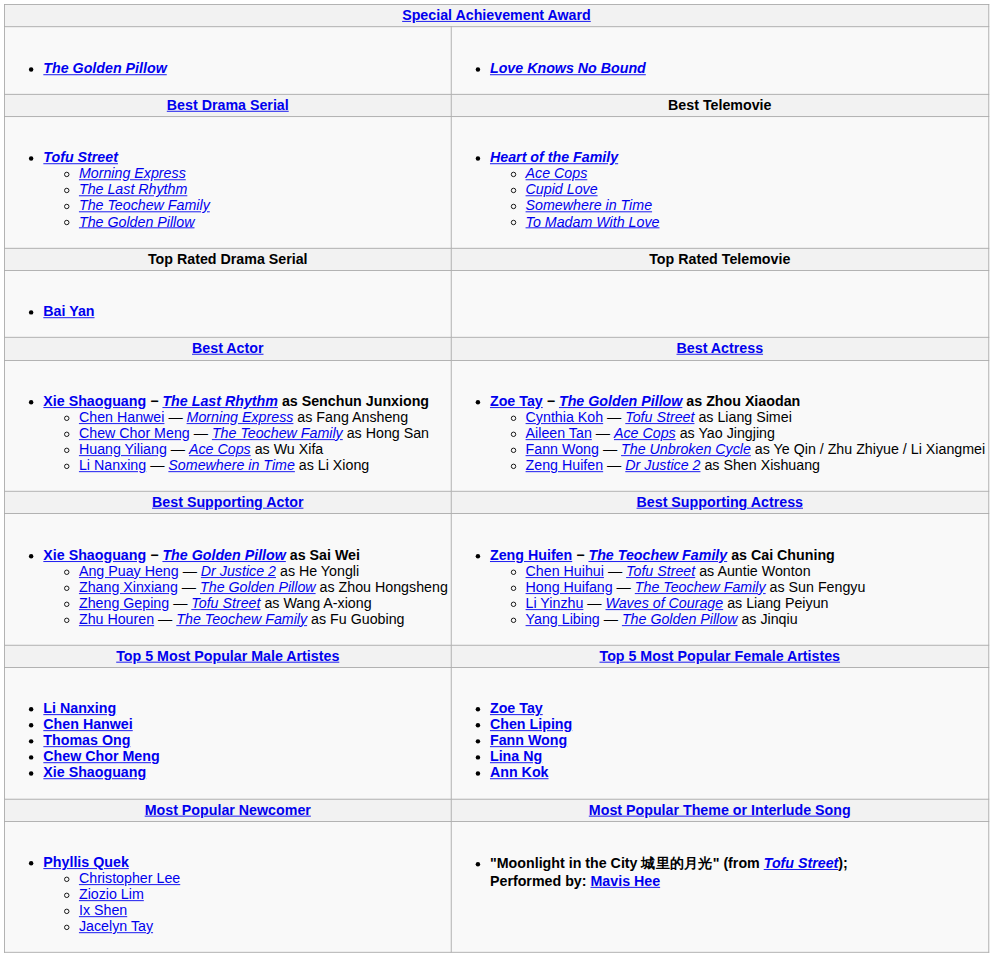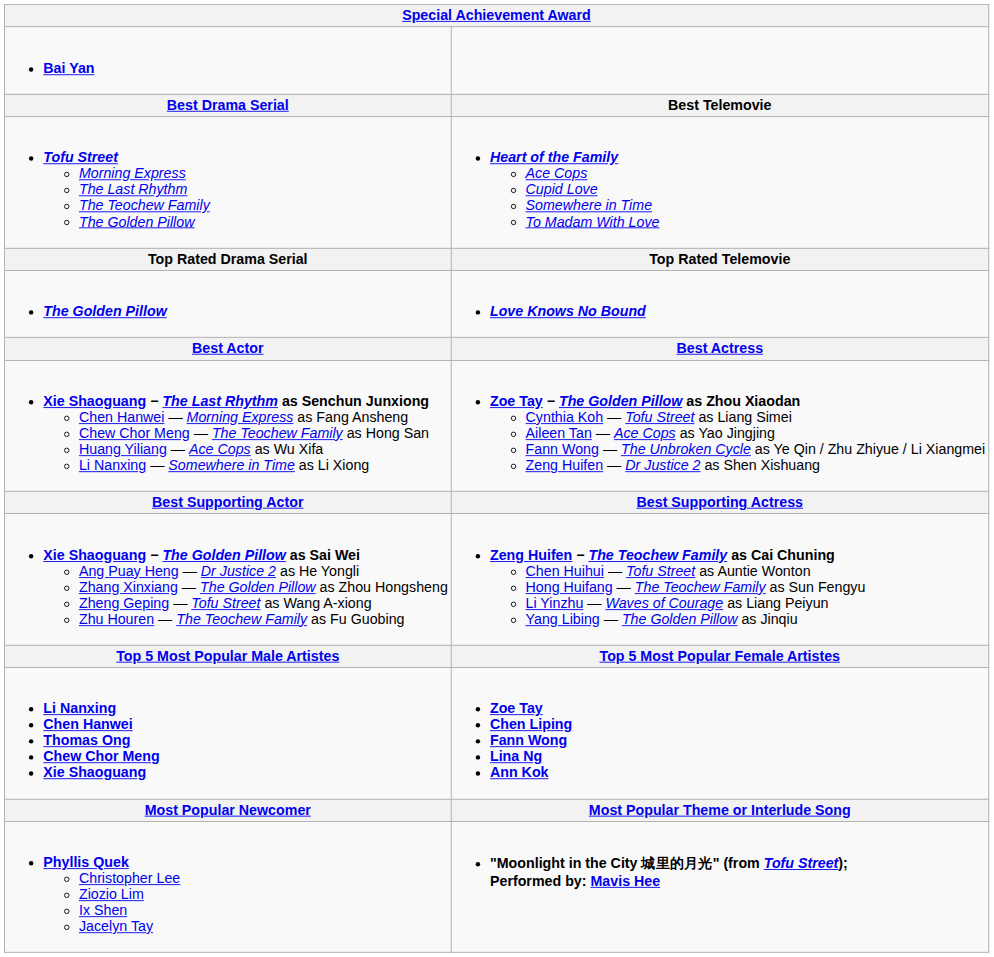rows swapped: (228, 312) <-> (228, 69)
